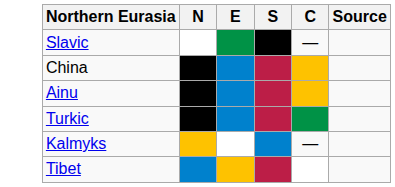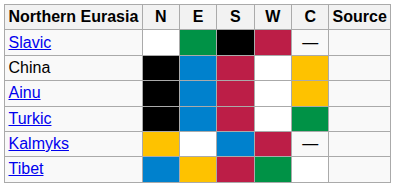+ column: (273, 17)
